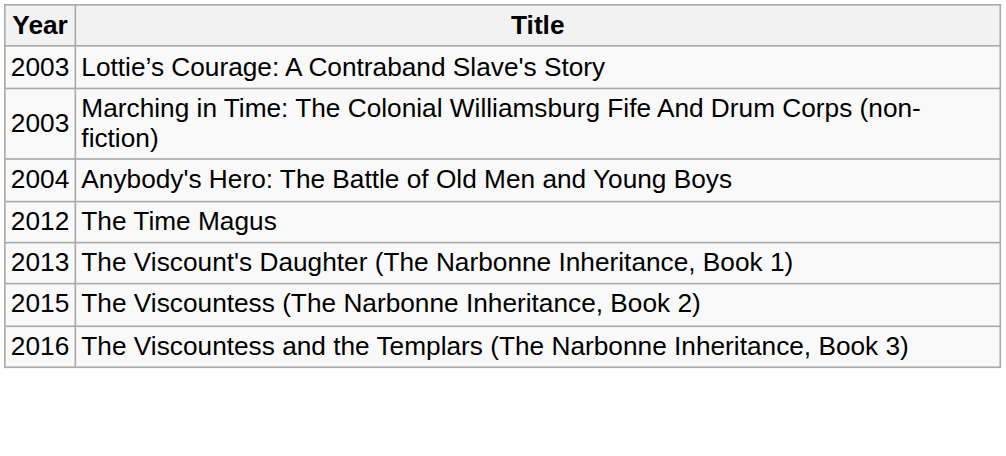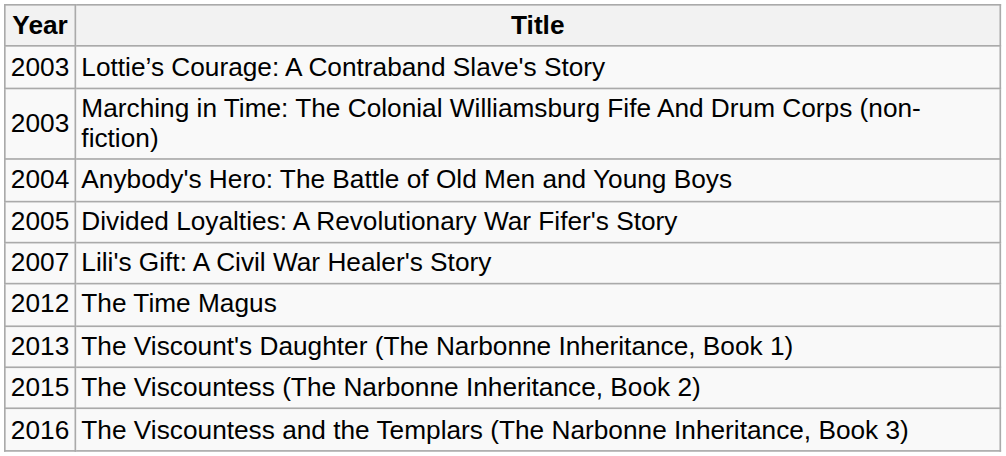+ row: (379, 221)
+ row: (286, 262)
